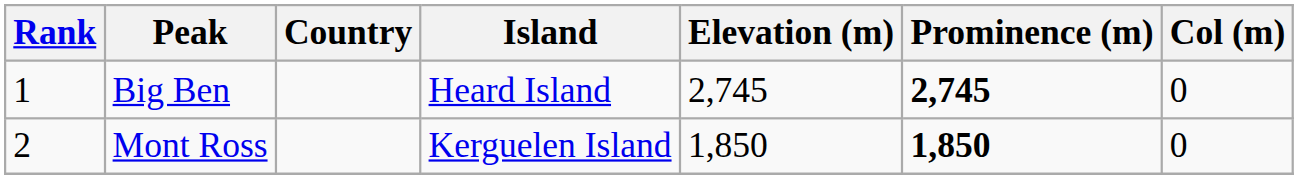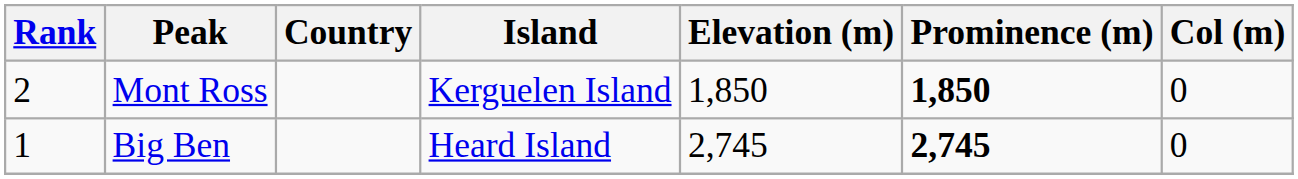rows swapped: (171, 88) <-> (190, 145)
